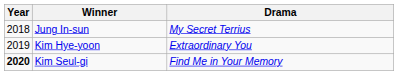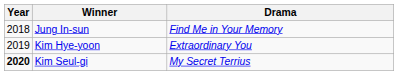(210, 29) My Secret Terrius -> (226, 29) Find Me in Your Memory
(226, 62) Find Me in Your Memory -> (210, 62) My Secret Terrius
